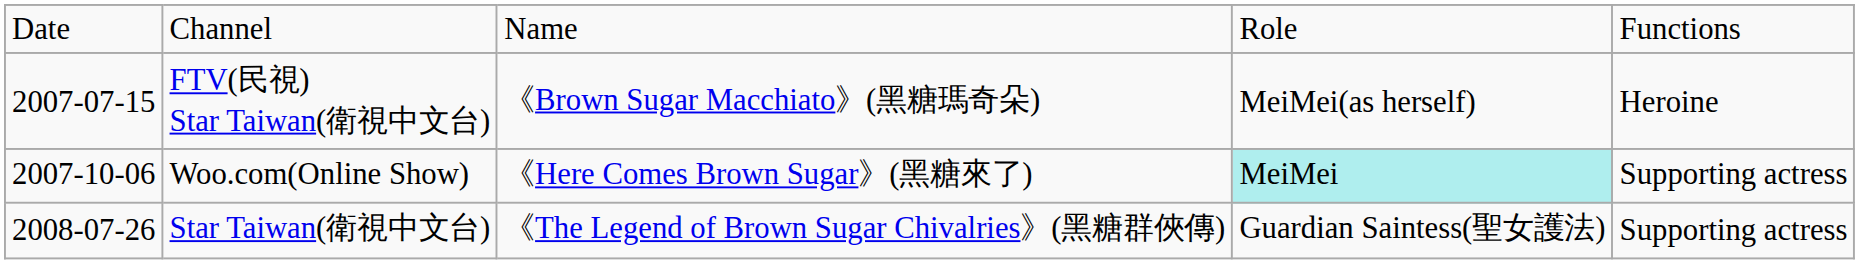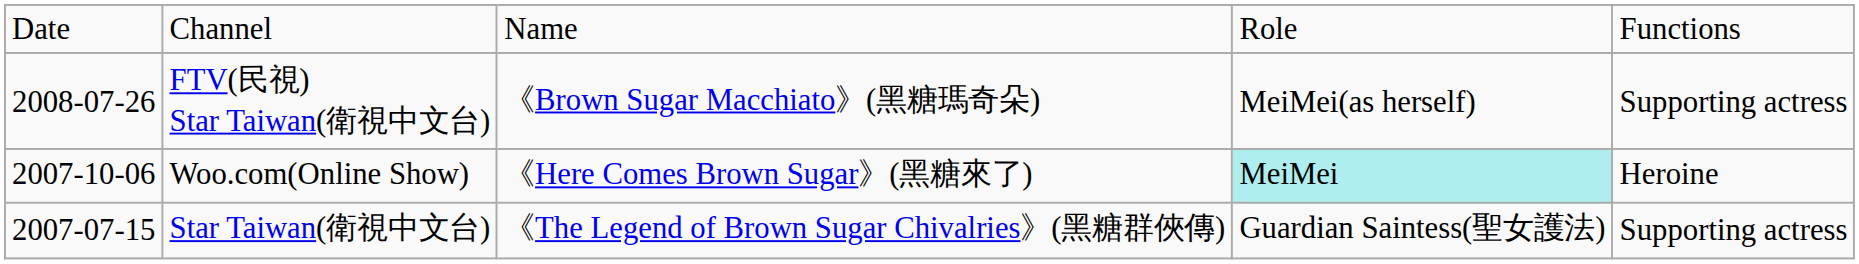(84, 100) 2007-07-15 -> (84, 100) 2008-07-26
(1669, 100) Heroine -> (1734, 100) Supporting actress
(1734, 175) Supporting actress -> (1669, 175) Heroine
(84, 229) 2008-07-26 -> (84, 229) 2007-07-15
